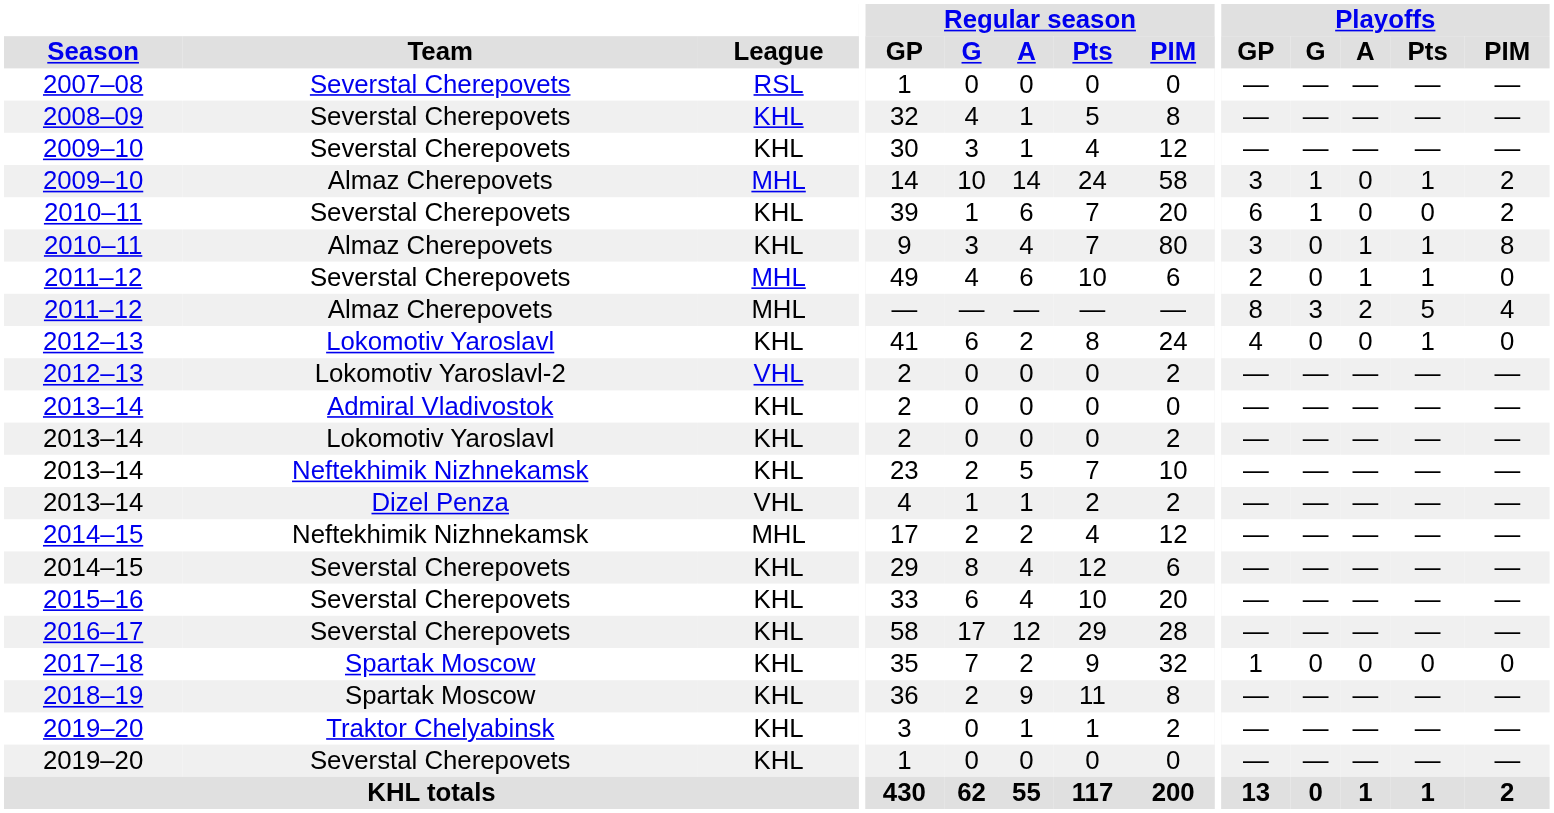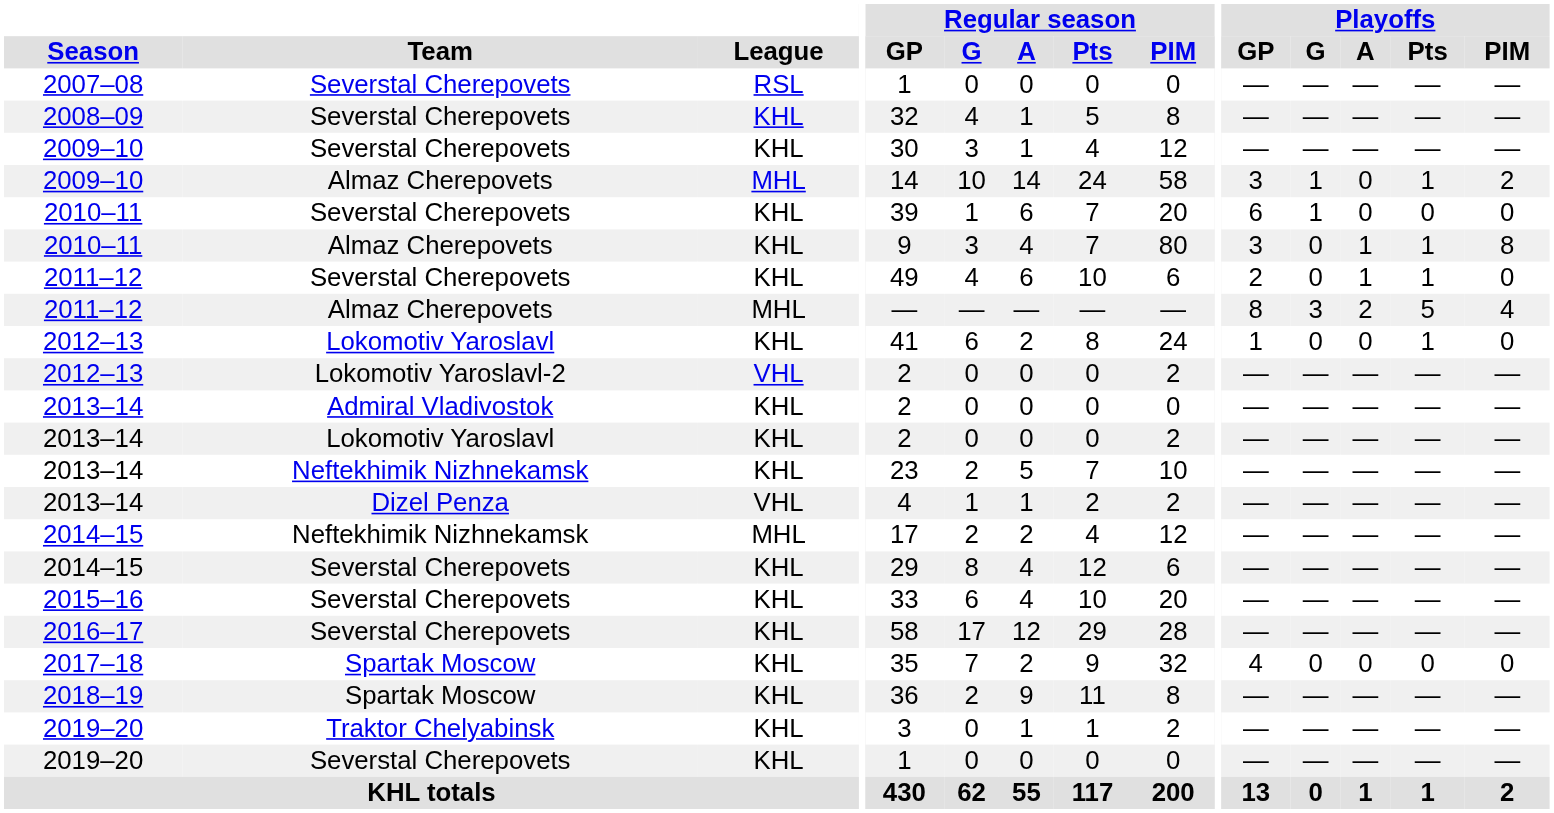(1507, 212) 2 -> (1507, 212) 0
(779, 277) MHL -> (779, 277) KHL
(1256, 341) 4 -> (1256, 341) 1
(1256, 663) 1 -> (1256, 663) 4
